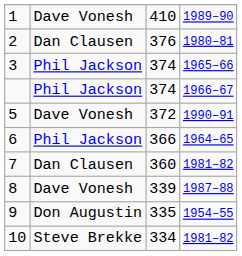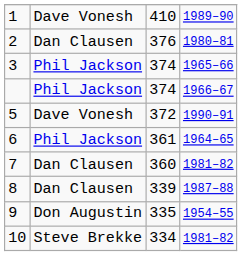(163, 140) 366 -> (163, 140) 361
(83, 189) Dave Vonesh -> (83, 189) Dan Clausen
